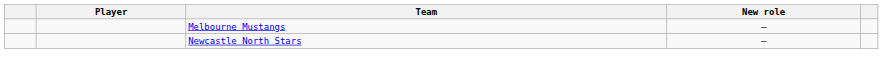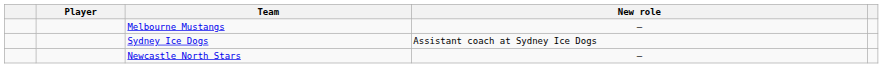+ row: (168, 41)
